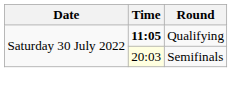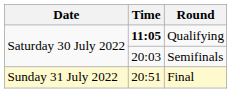(146, 56) lightyellow background -> (146, 56) no background
+ row: (181, 77)
